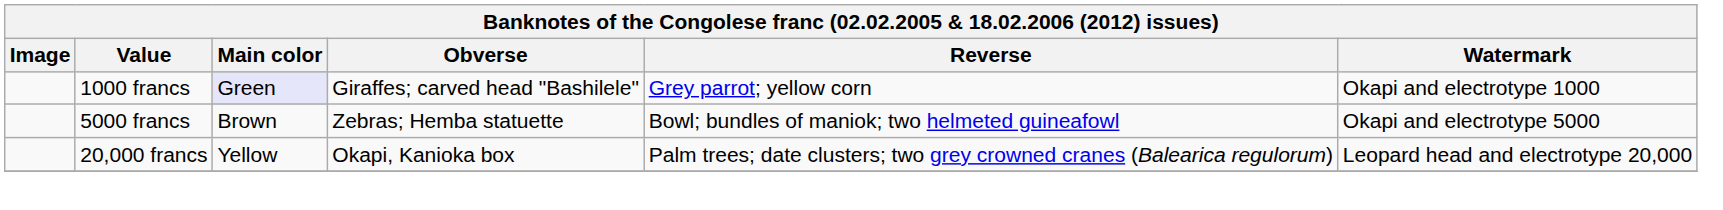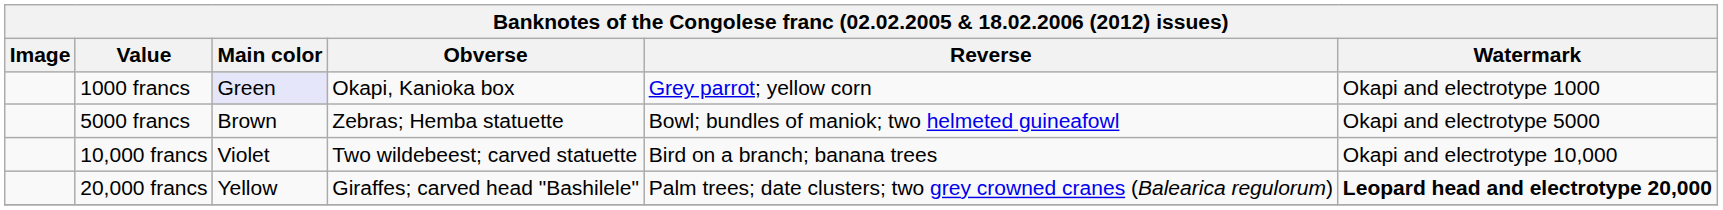(486, 88) Giraffes; carved head "Bashilele" -> (423, 88) Okapi, Kanioka box
+ row: (144, 155)
(423, 155) Okapi, Kanioka box -> (486, 188) Giraffes; carved head "Bashilele"
(1518, 155) normal -> (1527, 188) bold
